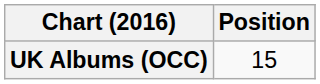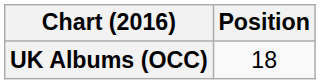(264, 59) 15 -> (264, 59) 18
